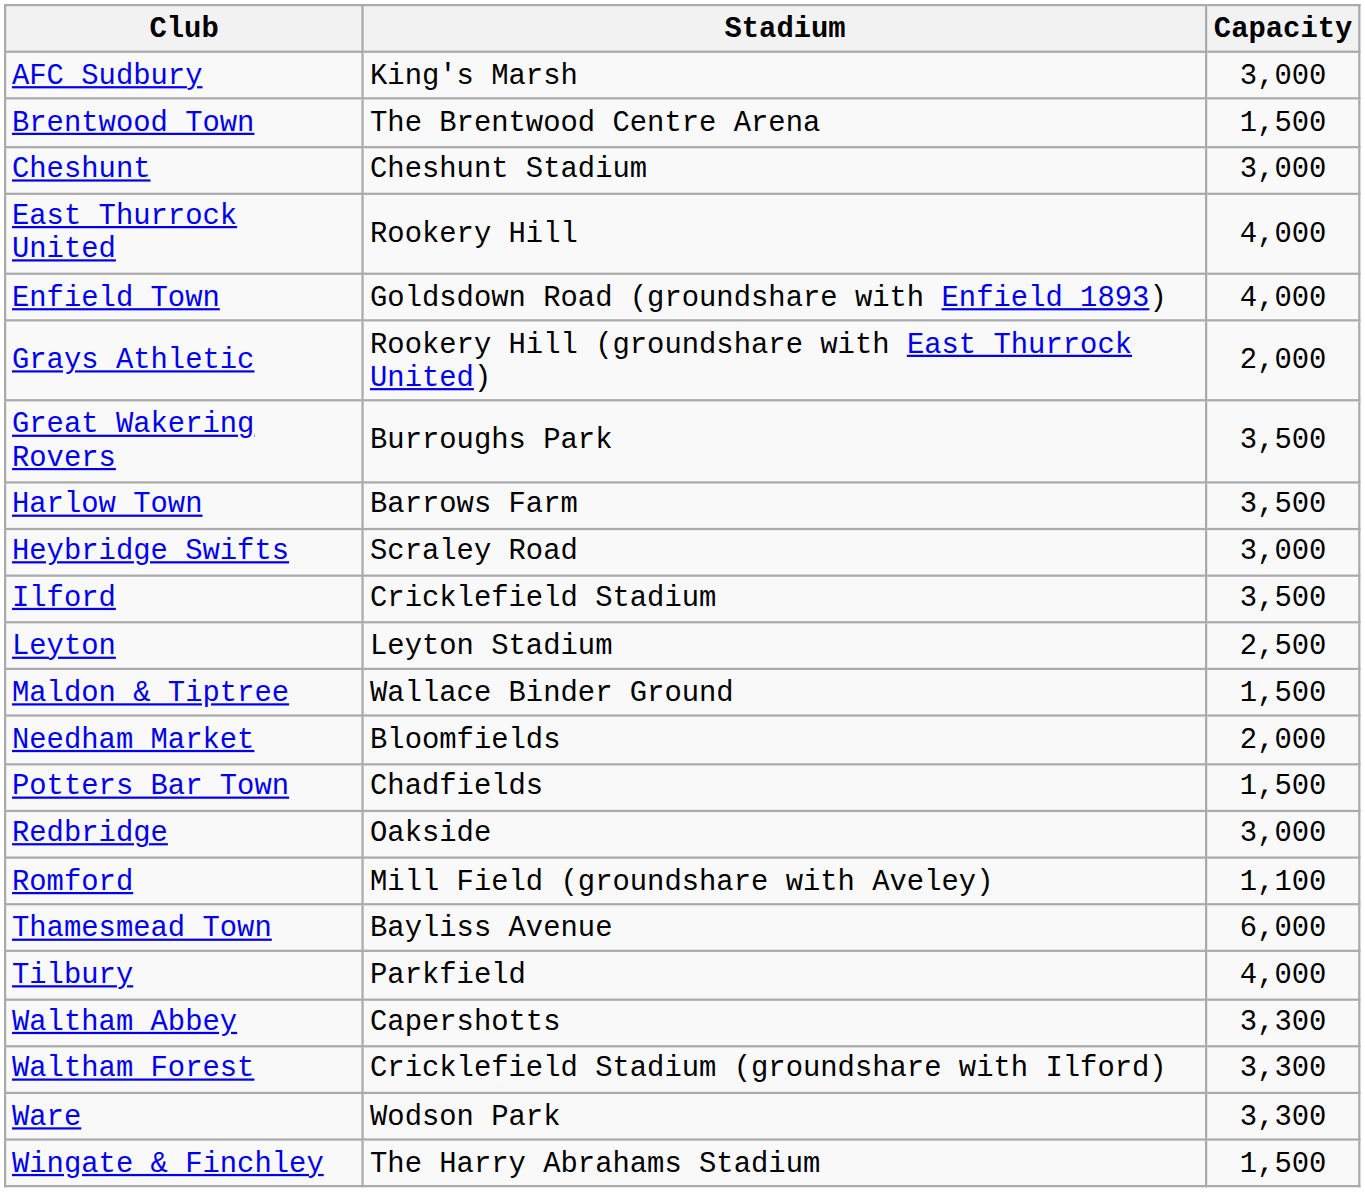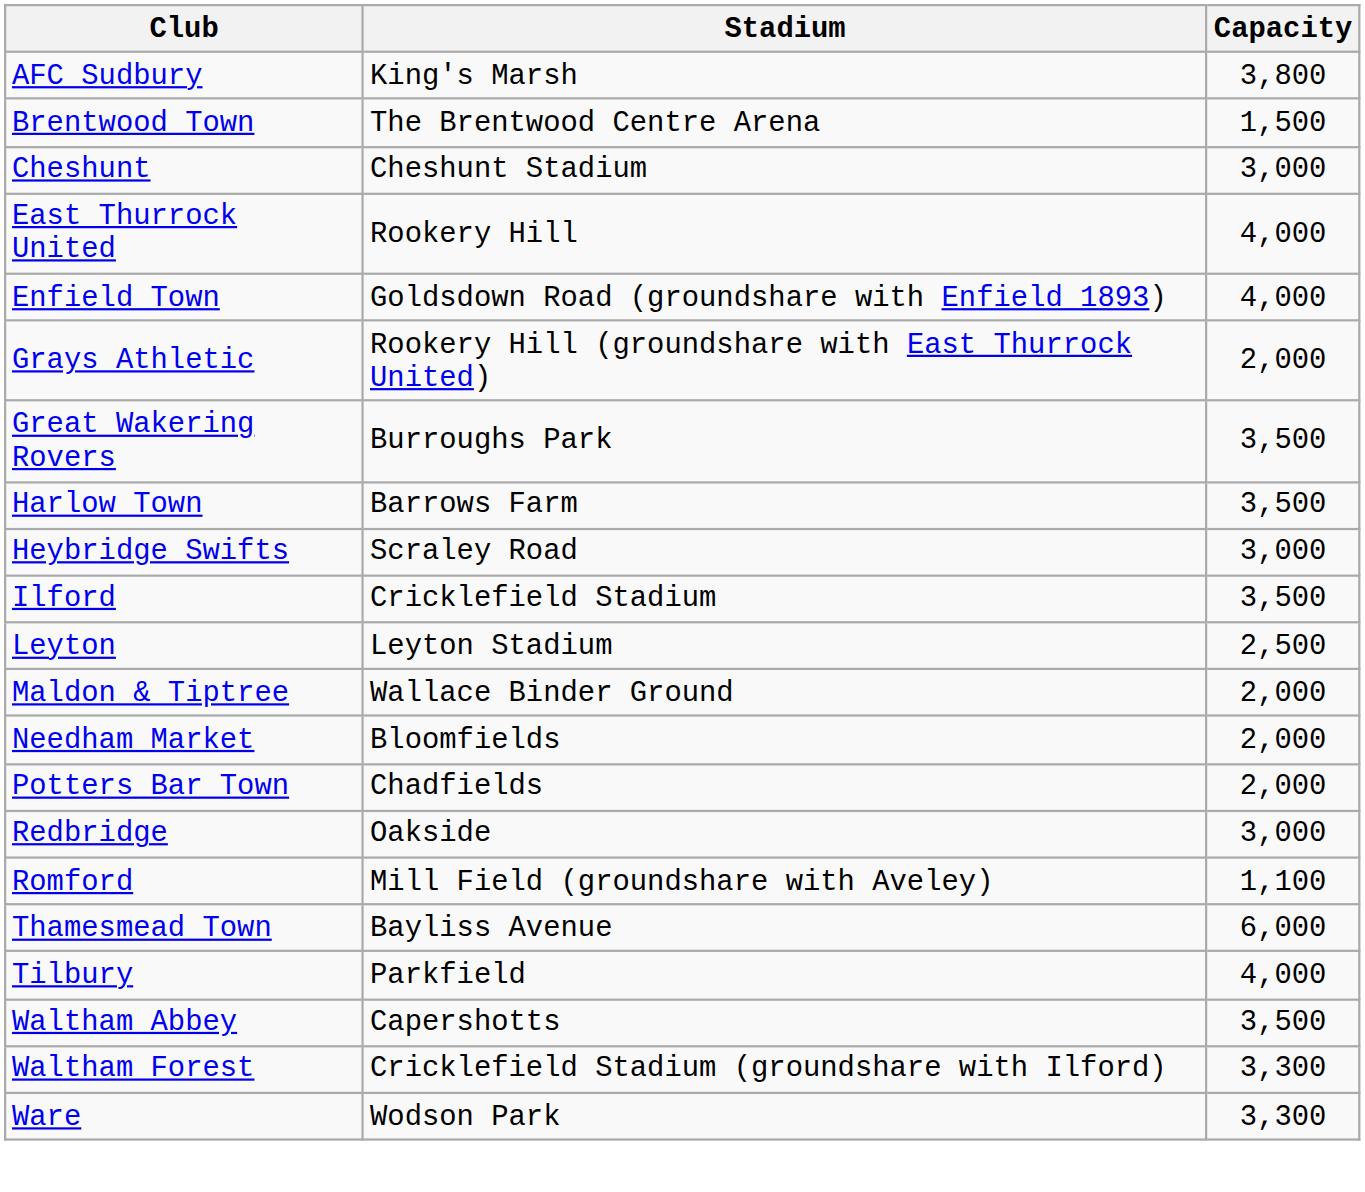(1283, 76) 3,000 -> (1283, 76) 3,800
(1283, 693) 1,500 -> (1283, 693) 2,000
(1283, 787) 1,500 -> (1283, 787) 2,000
(1283, 1022) 3,300 -> (1283, 1022) 3,500
- row: (168, 1163)
